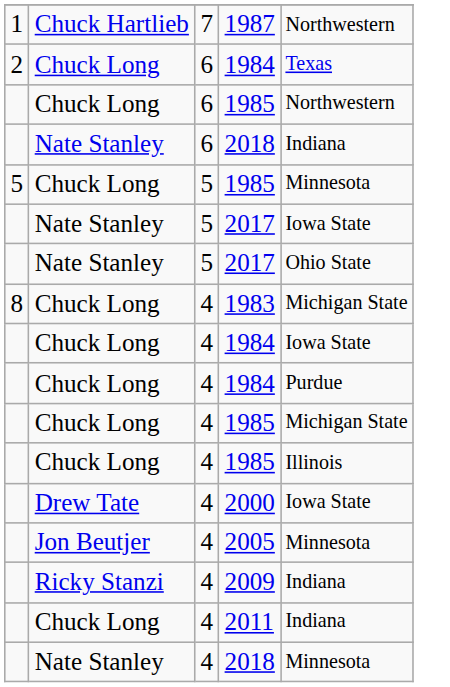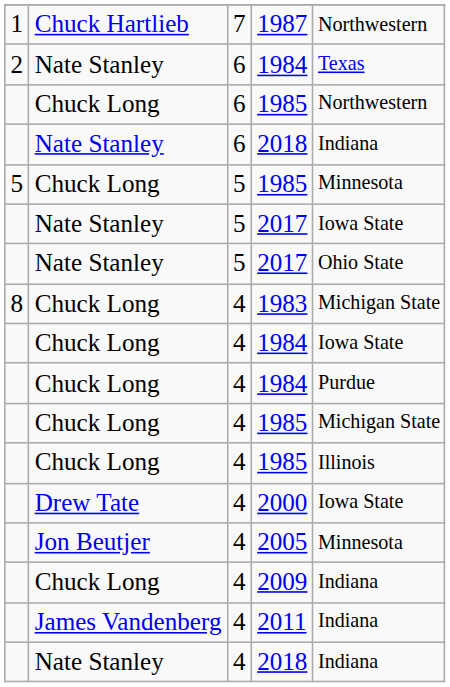(97, 64) Chuck Long -> (99, 64) Nate Stanley
(99, 582) Ricky Stanzi -> (97, 582) Chuck Long
(97, 622) Chuck Long -> (128, 622) James Vandenberg
(328, 661) Minnesota -> (348, 661) Indiana
